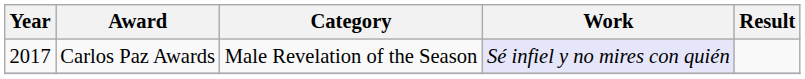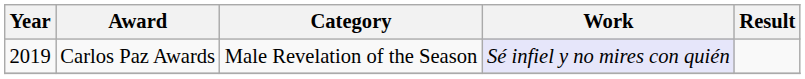(30, 55) 2017 -> (30, 55) 2019
